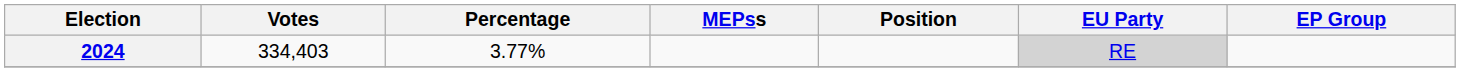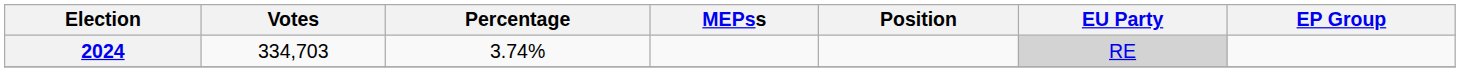(293, 50) 334,403 -> (293, 50) 334,703
(518, 50) 3.77% -> (518, 50) 3.74%
